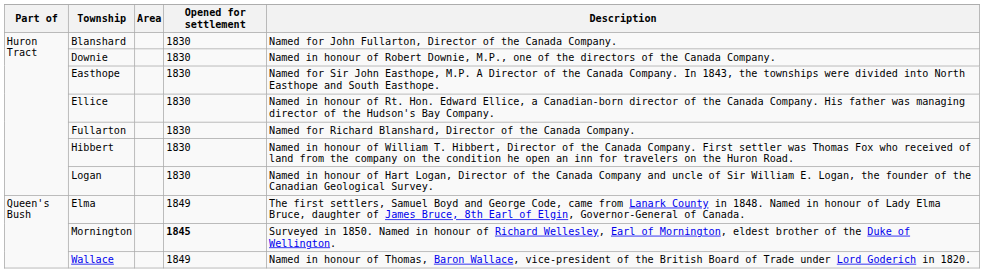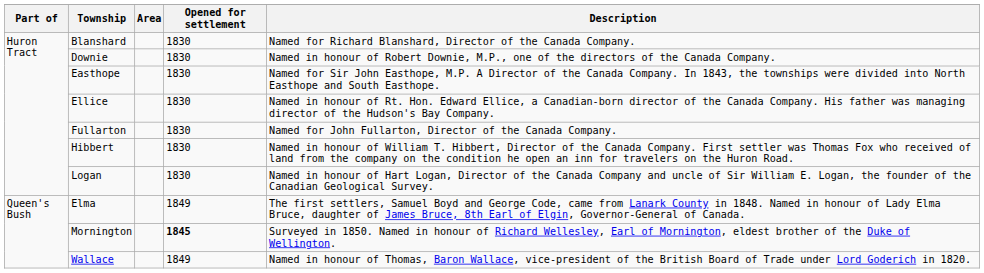(443, 41) Named for John Fullarton, Director of the Canada Company. -> (452, 41) Named for Richard Blanshard, Director of the Canada Company.
(452, 130) Named for Richard Blanshard, Director of the Canada Company. -> (443, 130) Named for John Fullarton, Director of the Canada Company.
